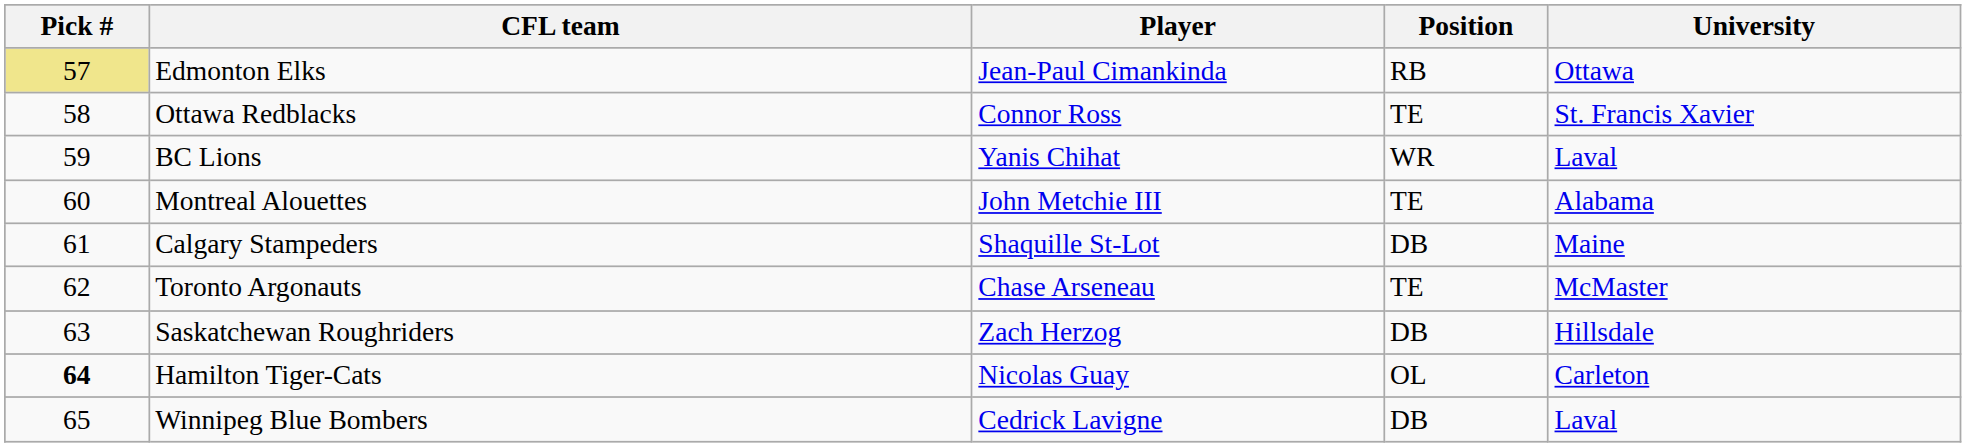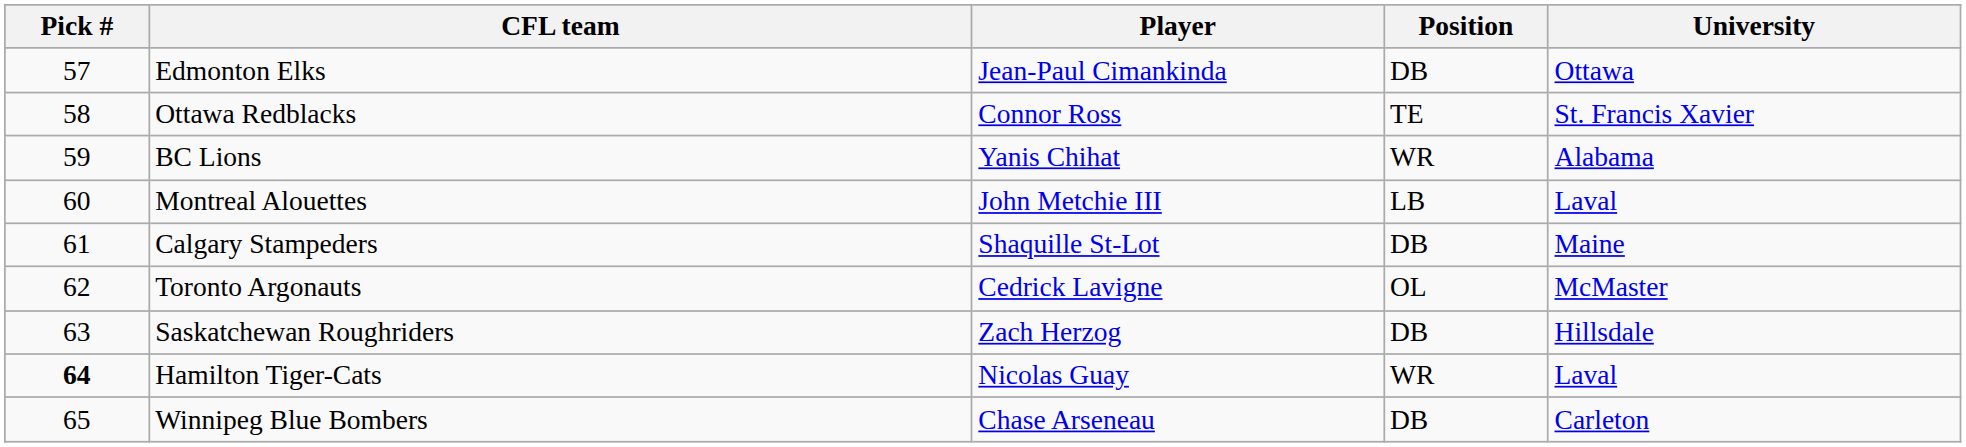(77, 69) khaki background -> (77, 69) no background
(1408, 69) RB -> (1409, 69) DB
(1586, 157) Laval -> (1604, 157) Alabama
(1407, 200) TE -> (1408, 200) LB
(1604, 200) Alabama -> (1586, 200) Laval
(1067, 288) Chase Arseneau -> (1070, 288) Cedrick Lavigne
(1407, 288) TE -> (1408, 288) OL
(1408, 375) OL -> (1412, 375) WR
(1602, 375) Carleton -> (1586, 375) Laval
(1070, 419) Cedrick Lavigne -> (1067, 419) Chase Arseneau
(1586, 419) Laval -> (1602, 419) Carleton
